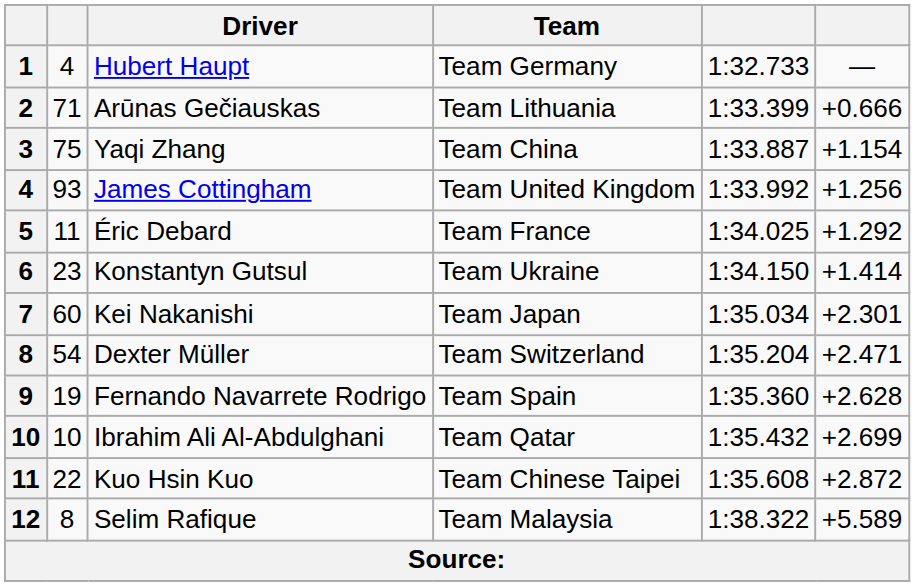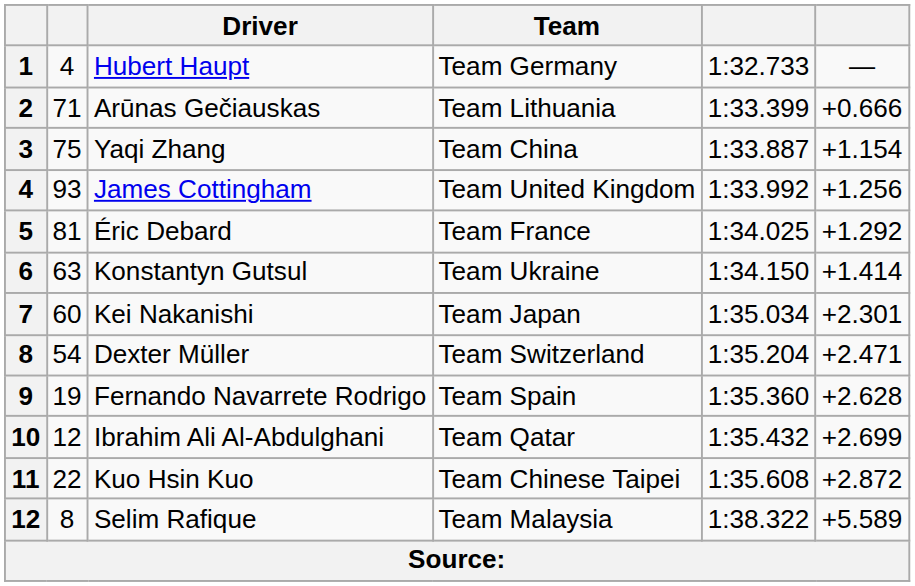(67, 231) 11 -> (67, 231) 81
(67, 272) 23 -> (67, 272) 63
(67, 437) 10 -> (67, 437) 12
